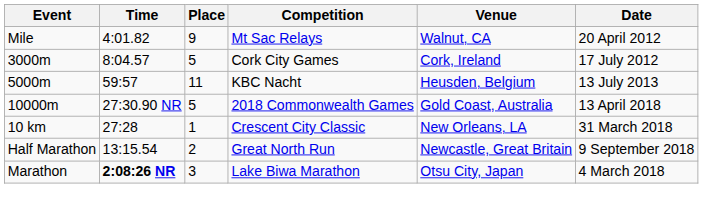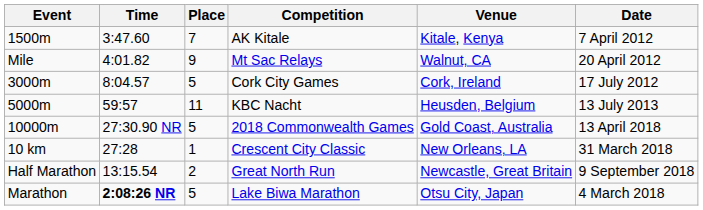+ row: (29, 37)
(192, 171) 3 -> (192, 194) 5
